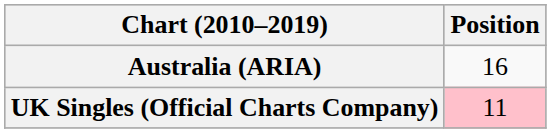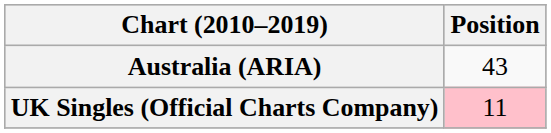(495, 66) 16 -> (495, 66) 43
